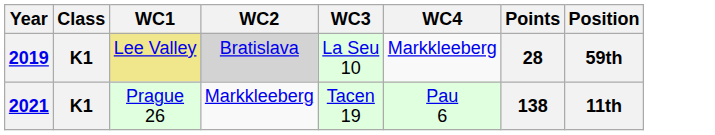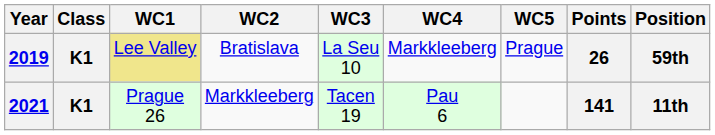+ column: (534, 19)
(259, 58) lightgrey background -> (259, 58) no background
(533, 58) 28 -> (599, 58) 26
(533, 106) 138 -> (599, 106) 141
